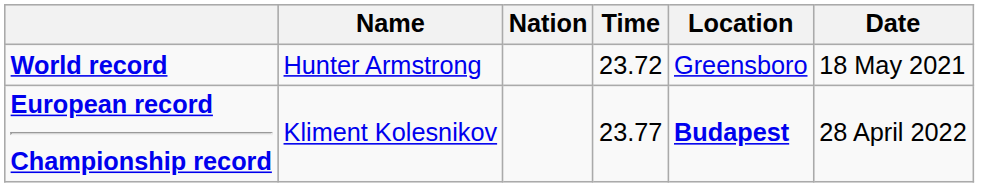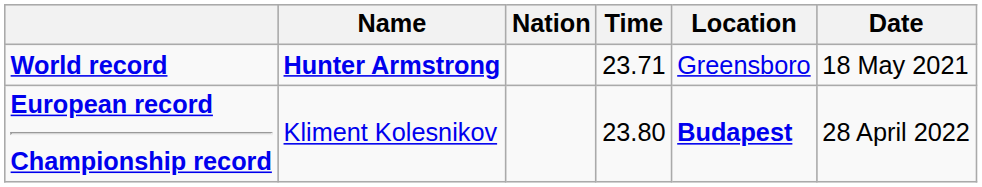(383, 64) normal -> (392, 64) bold
(631, 64) 23.72 -> (634, 64) 23.71
(631, 133) 23.77 -> (634, 133) 23.80
